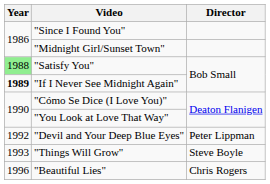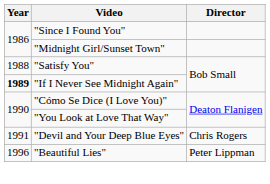(18, 65) lightgreen background -> (18, 65) no background
(18, 135) 1992 -> (18, 135) 1991
(222, 135) Peter Lippman -> (218, 135) Chris Rogers
- row: (79, 153)
(218, 170) Chris Rogers -> (222, 153) Peter Lippman
